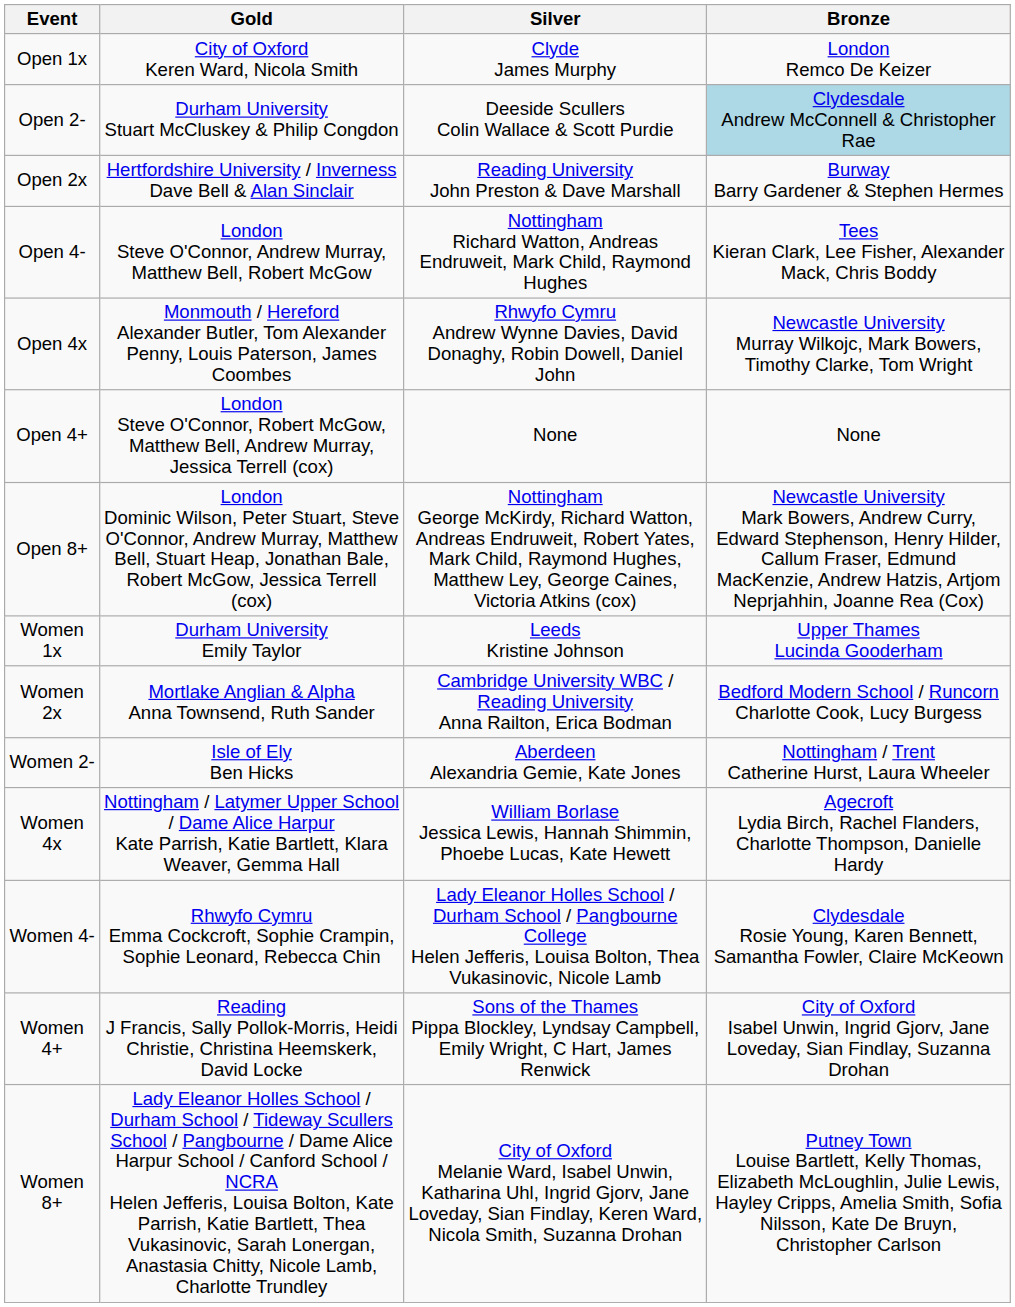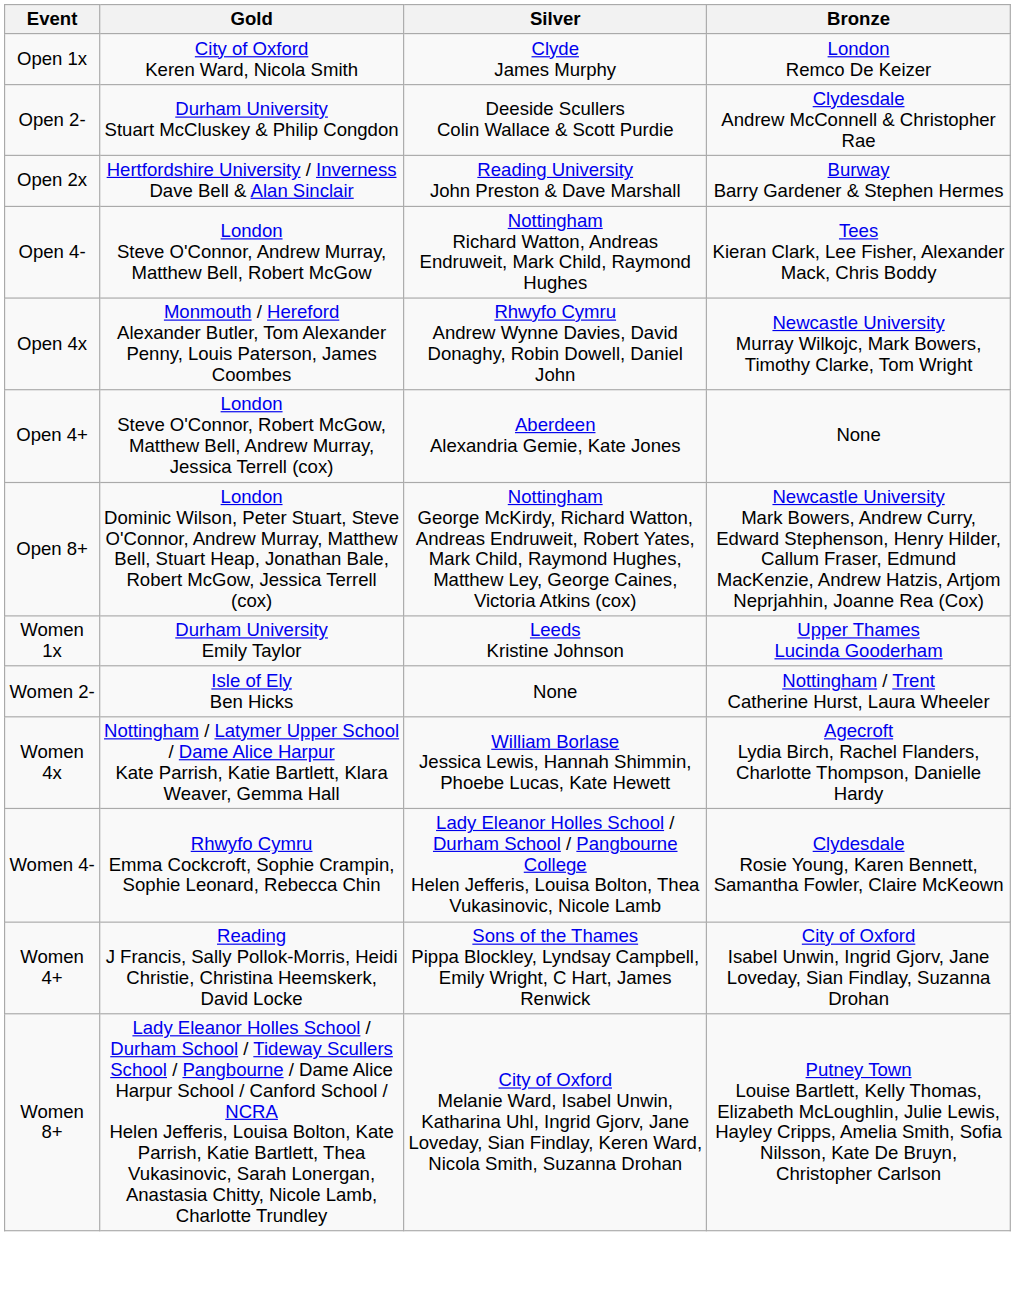(859, 119) lightblue background -> (859, 119) no background
(555, 435) None -> (555, 435) Aberdeen Alexandria Gemie, Kate Jones
- row: (52, 701)
(555, 762) Aberdeen Alexandria Gemie, Kate Jones -> (555, 691) None
